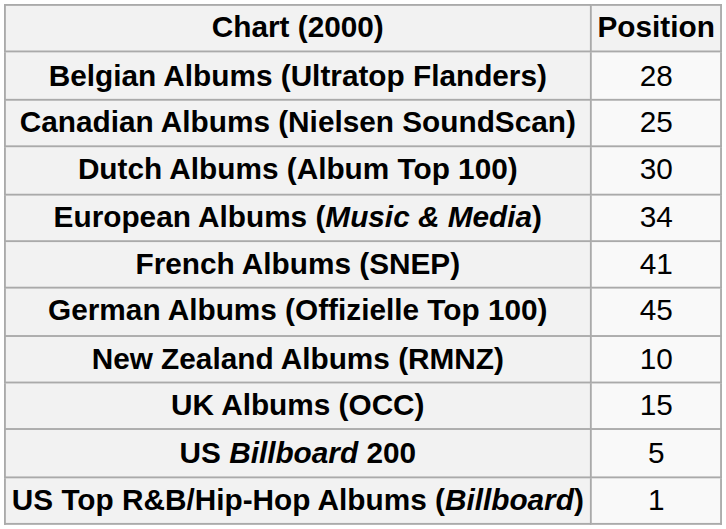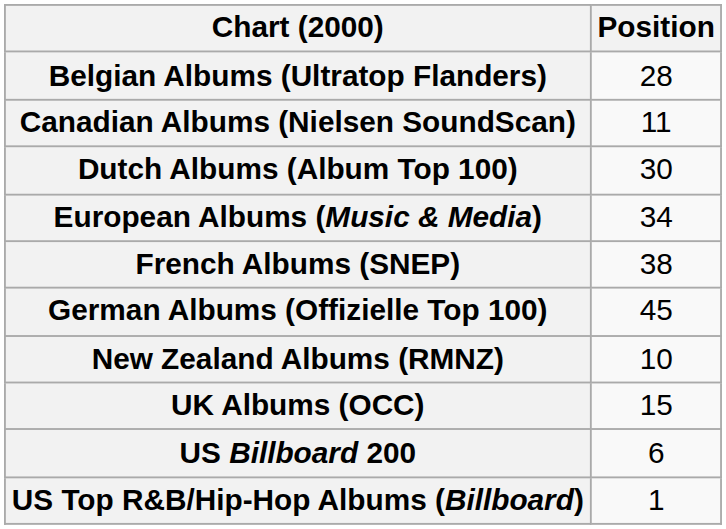(656, 122) 25 -> (656, 122) 11
(656, 264) 41 -> (656, 264) 38
(656, 452) 5 -> (656, 452) 6
